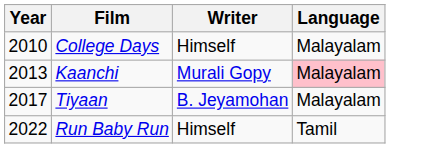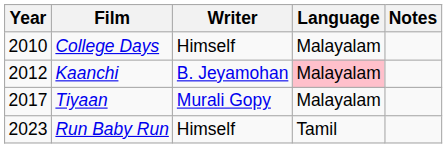+ column: (413, 18)
(28, 73) 2013 -> (28, 73) 2012
(224, 73) Murali Gopy -> (233, 73) B. Jeyamohan
(233, 101) B. Jeyamohan -> (224, 101) Murali Gopy
(28, 128) 2022 -> (28, 128) 2023
